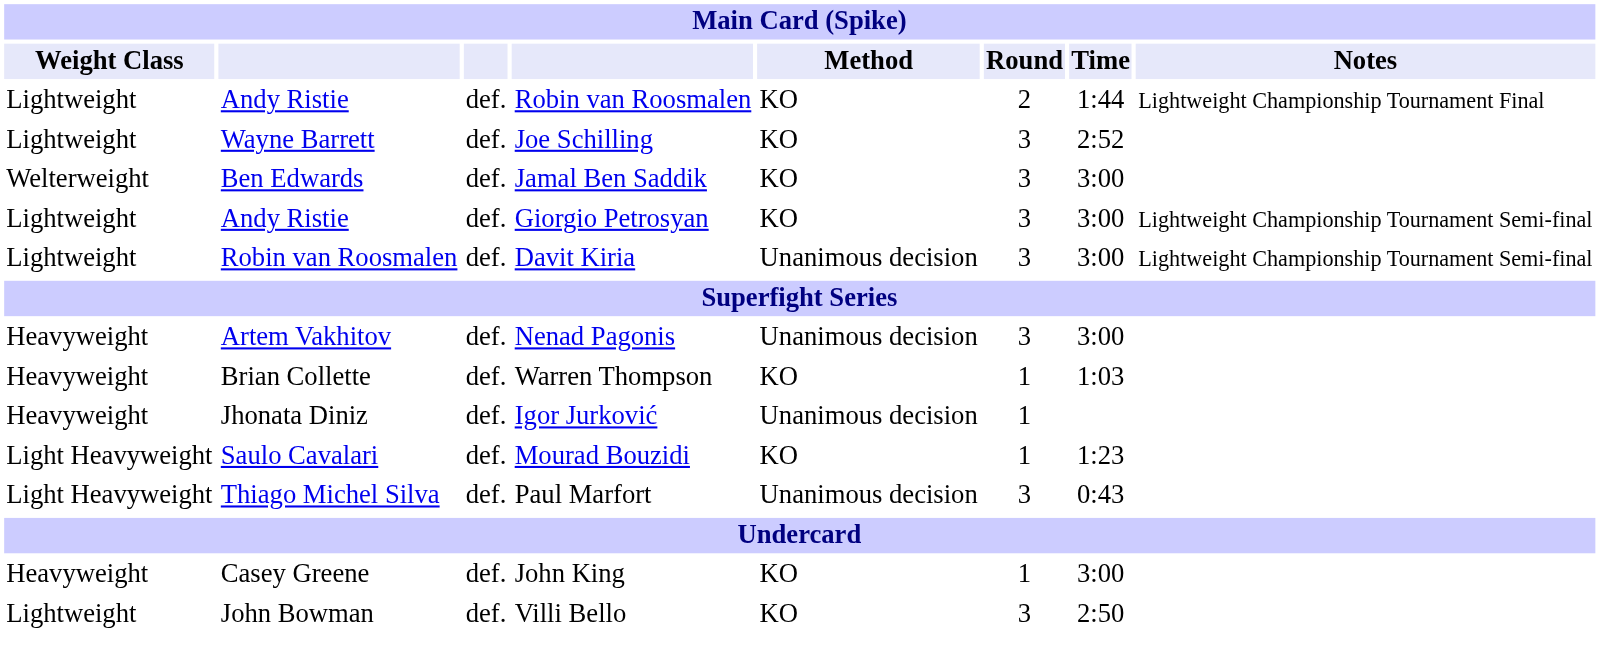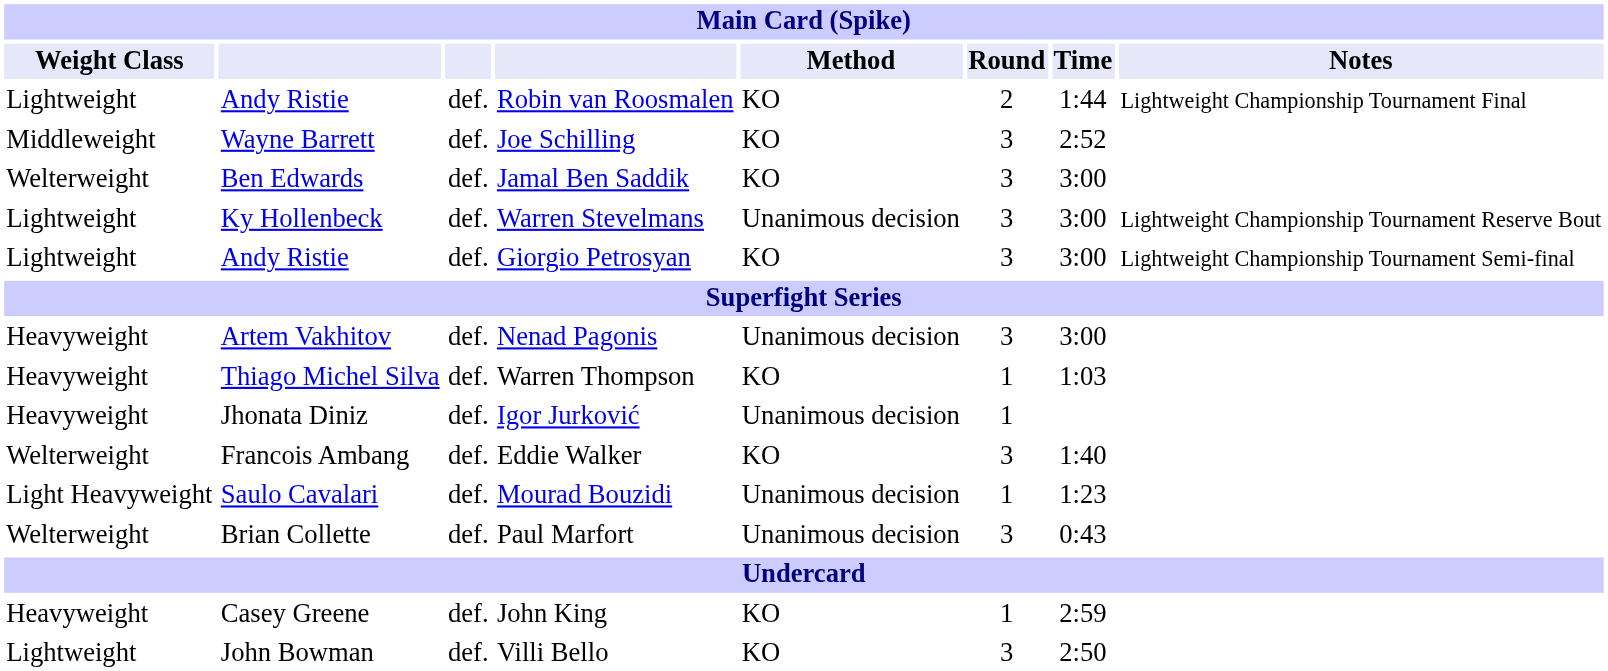(71, 139) Lightweight -> (81, 139) Middleweight
+ row: (600, 218)
- row: (575, 258)
(296, 376) Brian Collette -> (330, 376) Thiago Michel Silva
+ row: (569, 456)
(779, 456) KO -> (851, 495) Unanimous decision
(109, 495) Light Heavyweight -> (78, 535) Welterweight
(330, 495) Thiago Michel Silva -> (296, 535) Brian Collette
(1101, 574) 3:00 -> (1083, 614) 2:59
